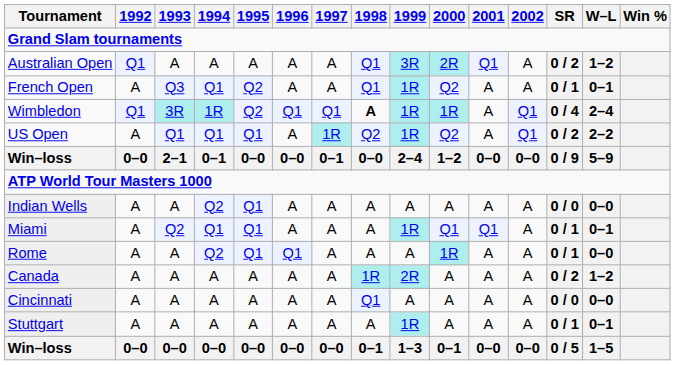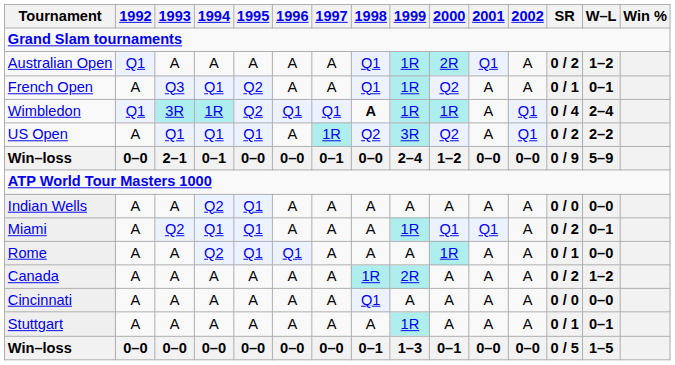(410, 63) 3R -> (410, 63) 1R
(410, 134) 1R -> (410, 134) 3R
(565, 228) 0 / 1 -> (565, 228) 0 / 2
